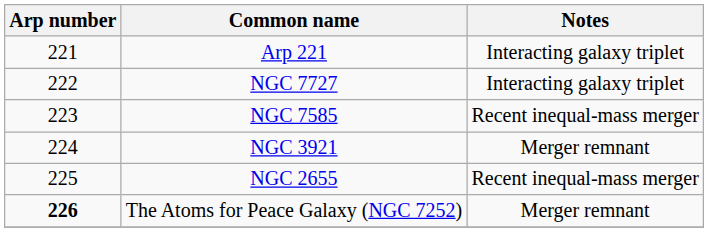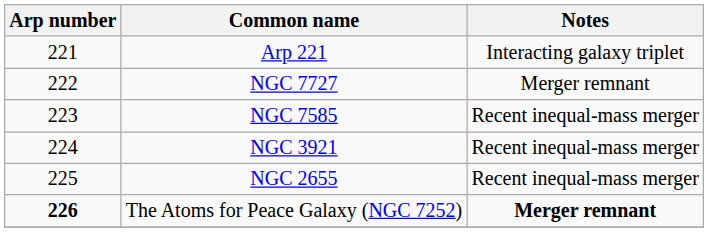(585, 83) Interacting galaxy triplet -> (585, 83) Merger remnant
(585, 147) Merger remnant -> (585, 147) Recent inequal-mass merger
(585, 210) normal -> (585, 210) bold
